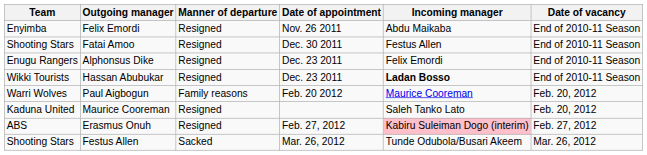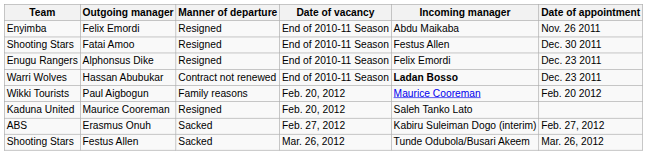columns swapped: (587, 12) <-> (332, 12)
(38, 77) Wikki Tourists -> (37, 77) Warri Wolves
(200, 77) Resigned -> (227, 77) Contract not renewed
(37, 93) Warri Wolves -> (38, 93) Wikki Tourists
(200, 126) Resigned -> (195, 126) Sacked
(457, 126) pink background -> (465, 126) no background
